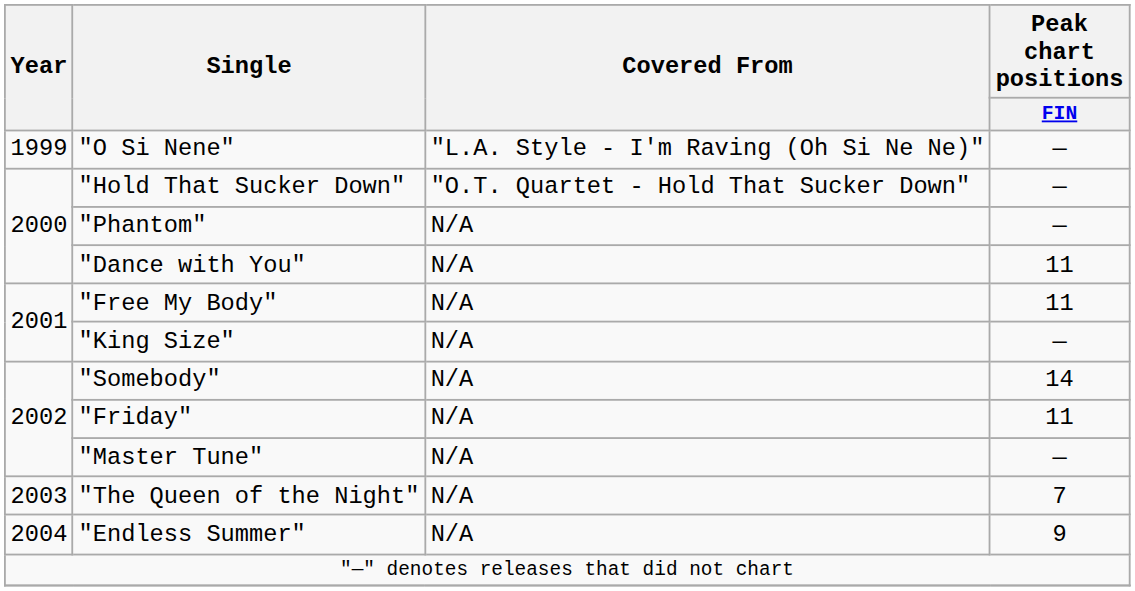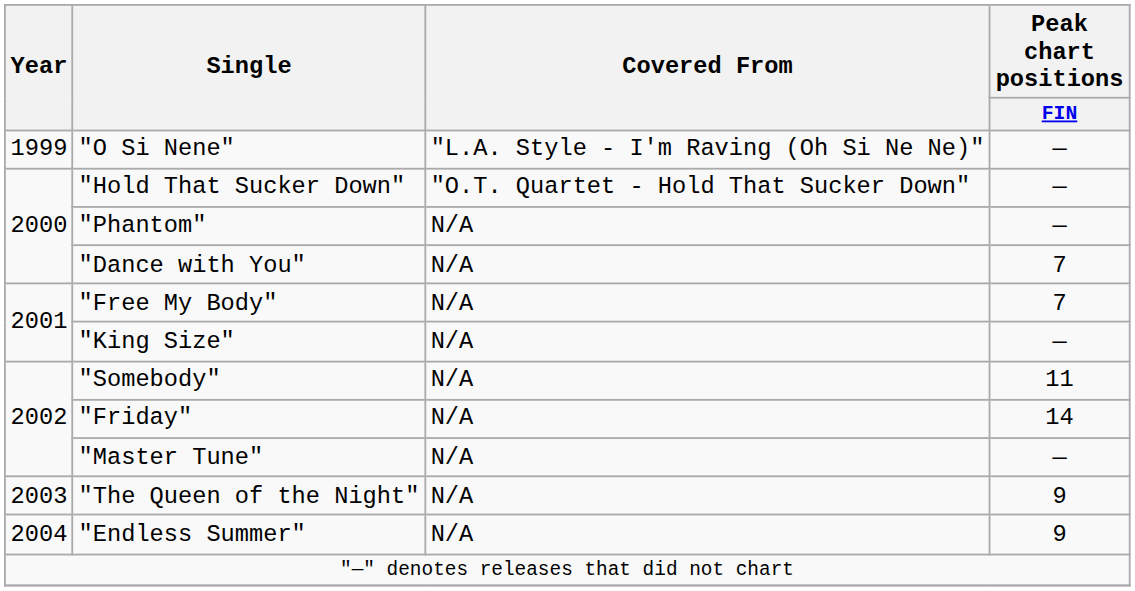(1060, 265) 11 -> (1060, 265) 7
(1060, 303) 11 -> (1060, 303) 7
(1060, 380) 14 -> (1060, 380) 11
(1060, 419) 11 -> (1060, 419) 14
(1060, 496) 7 -> (1060, 496) 9
